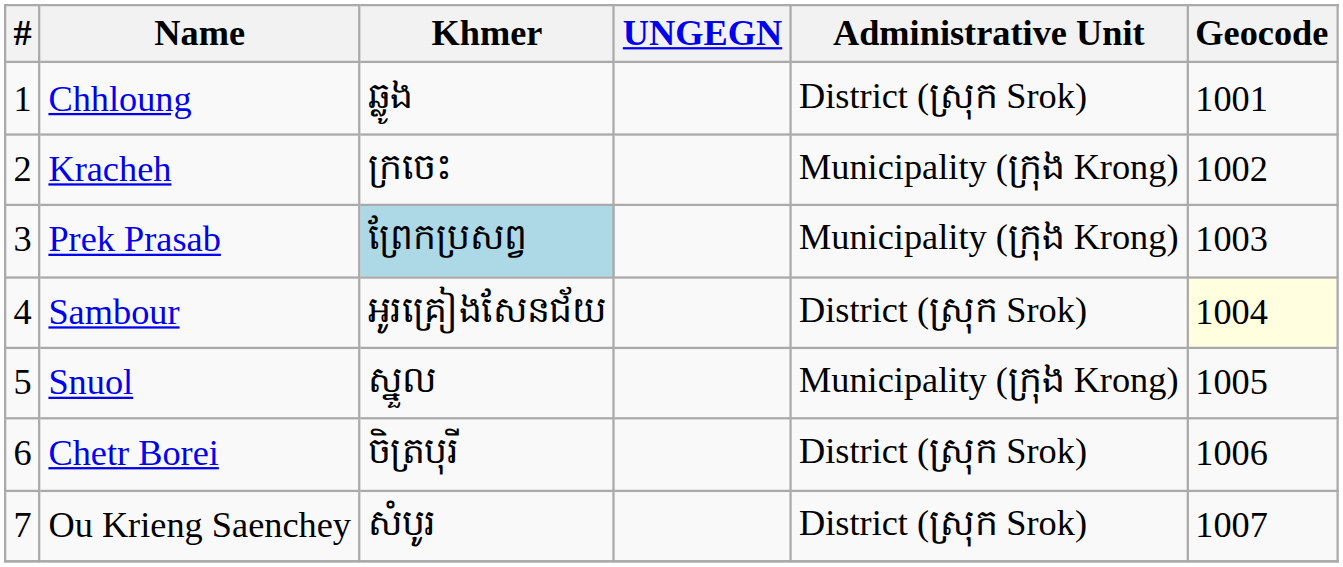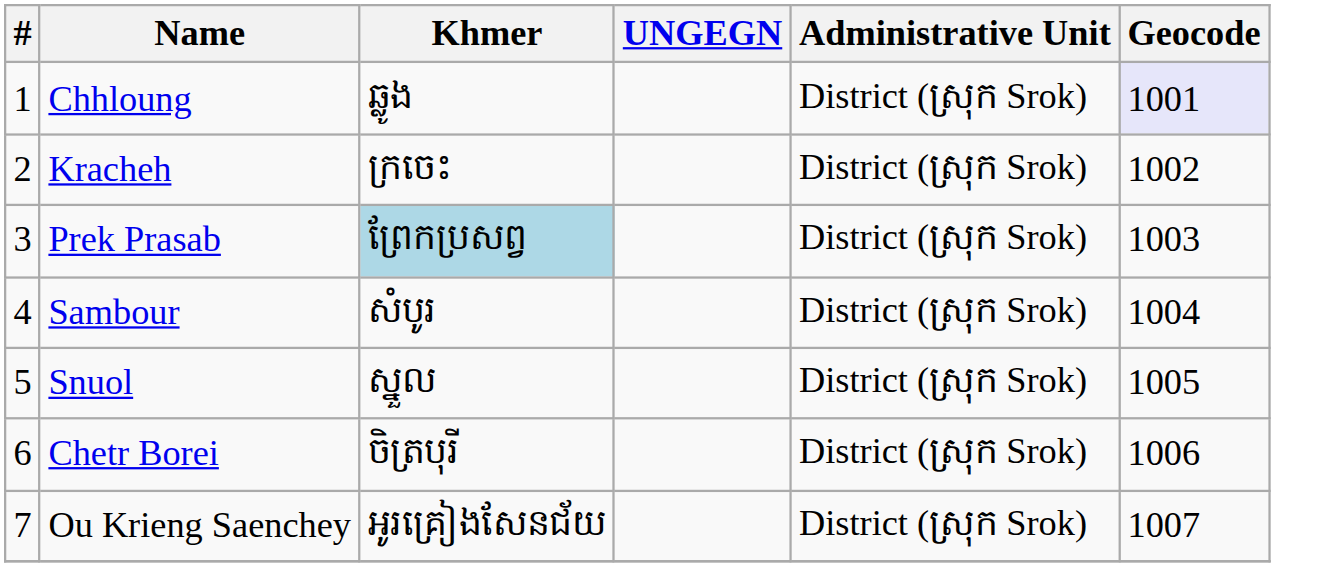(1232, 97) no background -> (1164, 97) lavender background
(989, 166) Municipality (ក្រុង Krong) -> (943, 166) District (ស្រុក Srok)
(989, 237) Municipality (ក្រុង Krong) -> (943, 237) District (ស្រុក Srok)
(487, 309) អូរគ្រៀងសែនជ័យ -> (402, 309) សំបូរ
(1232, 311) lightyellow background -> (1164, 311) no background
(989, 380) Municipality (ក្រុង Krong) -> (943, 380) District (ស្រុក Srok)
(402, 522) សំបូរ -> (487, 522) អូរគ្រៀងសែនជ័យ
